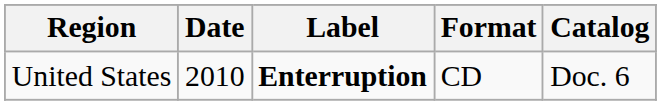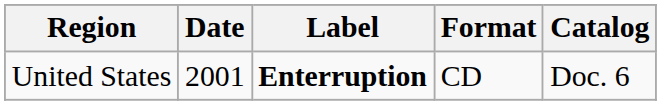(215, 75) 2010 -> (215, 75) 2001
